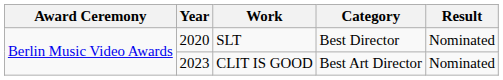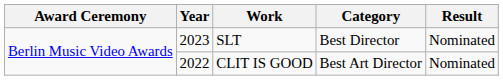(194, 39) 2020 -> (194, 39) 2023
(194, 63) 2023 -> (194, 63) 2022
